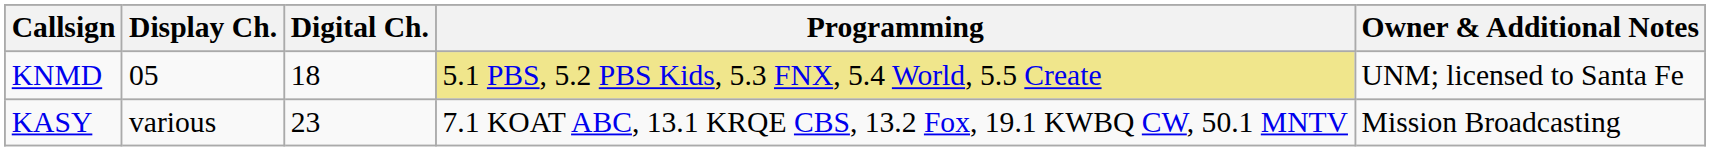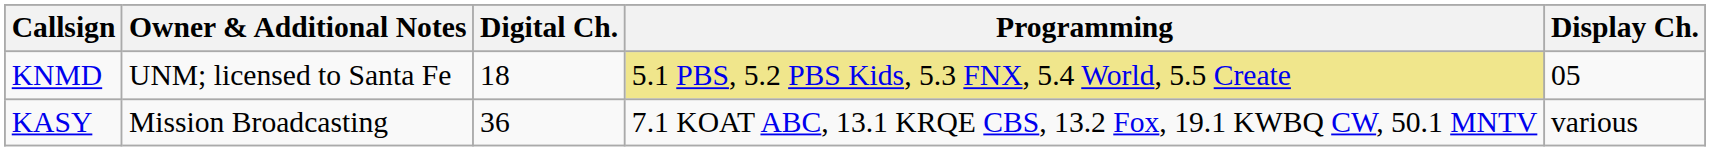columns swapped: (203, 27) <-> (1530, 27)
(306, 121) 23 -> (495, 121) 36
